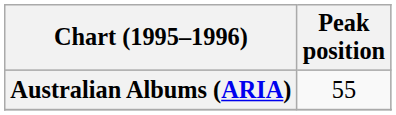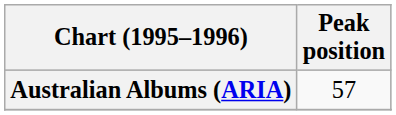(344, 89) 55 -> (344, 89) 57
